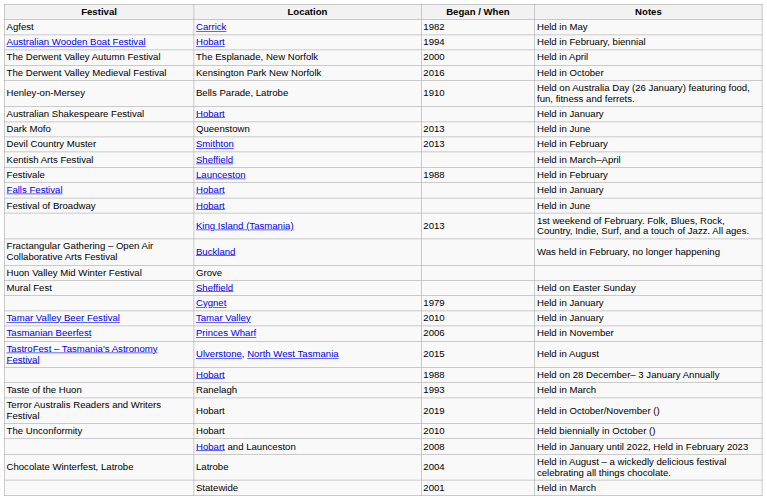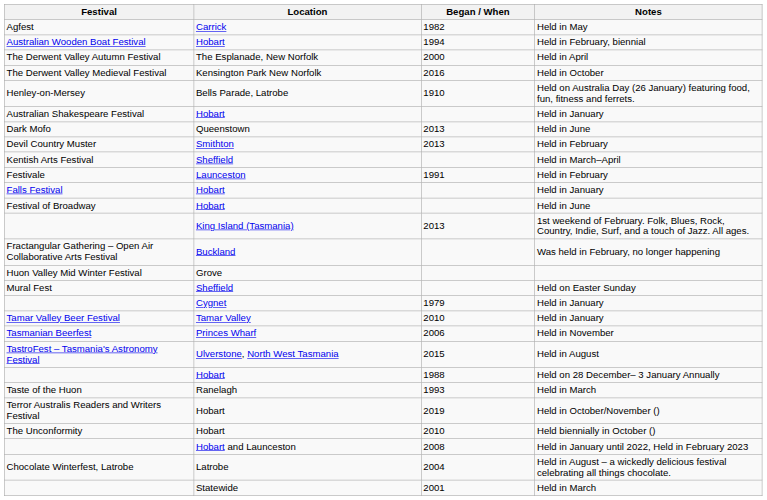(434, 175) 1988 -> (434, 175) 1991
